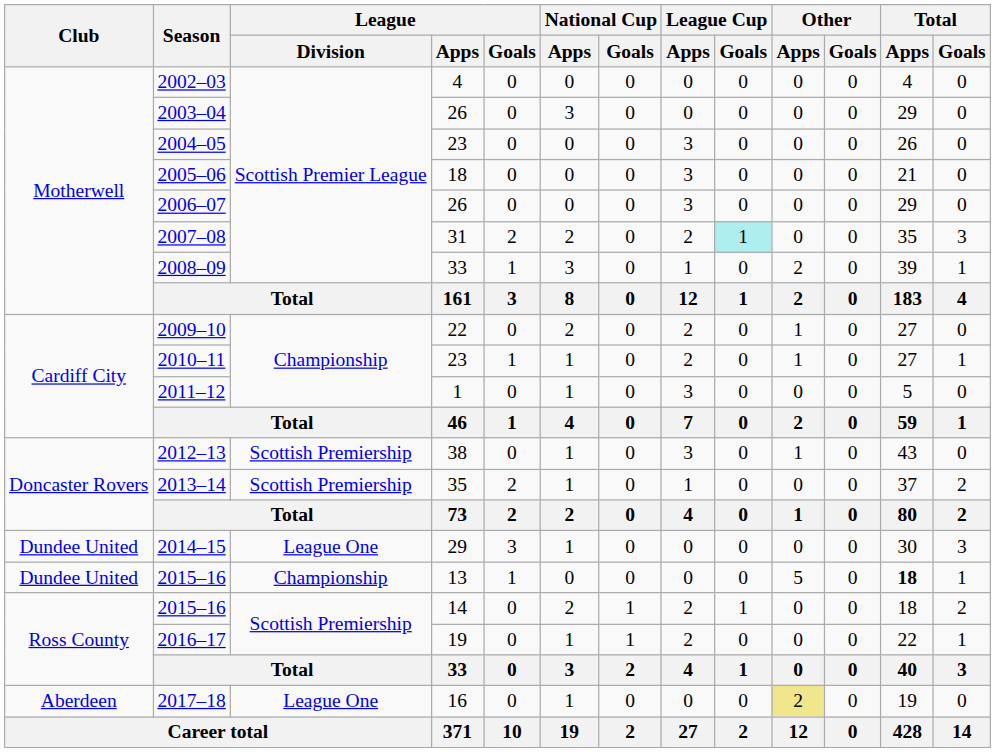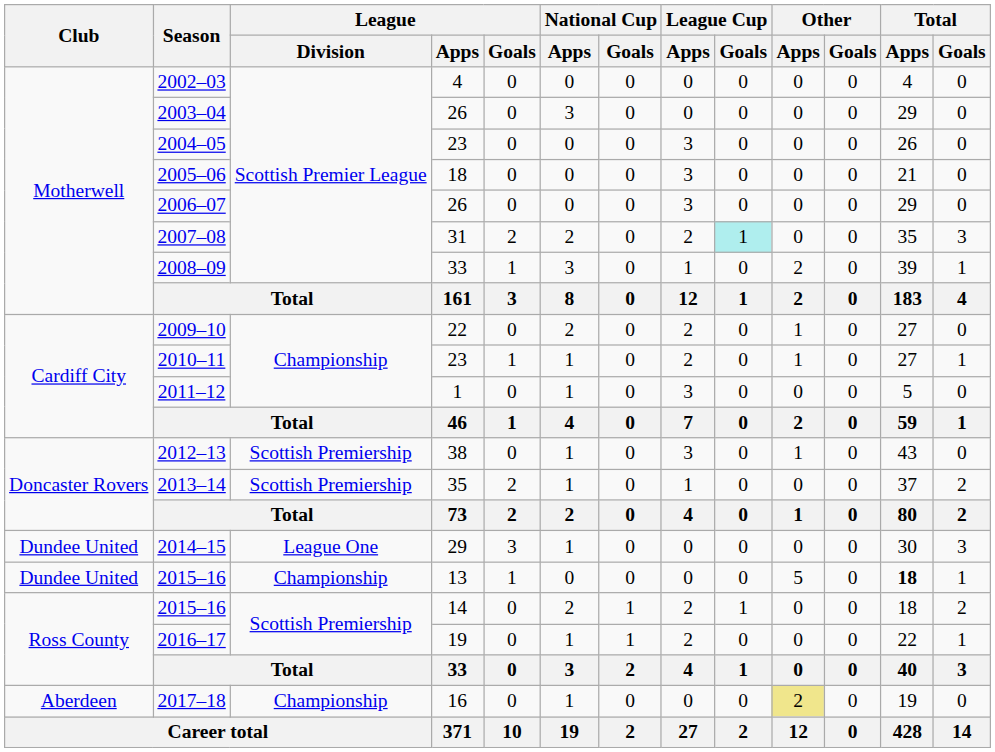(331, 701) League One -> (331, 701) Championship
